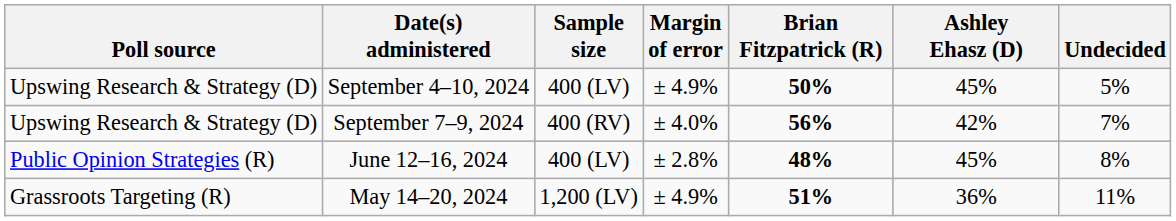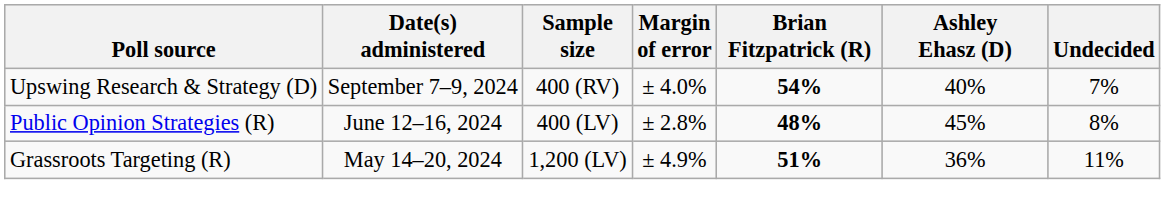- row: (428, 86)
(811, 123) 56% -> (800, 86) 54%
(976, 123) 42% -> (965, 86) 40%
